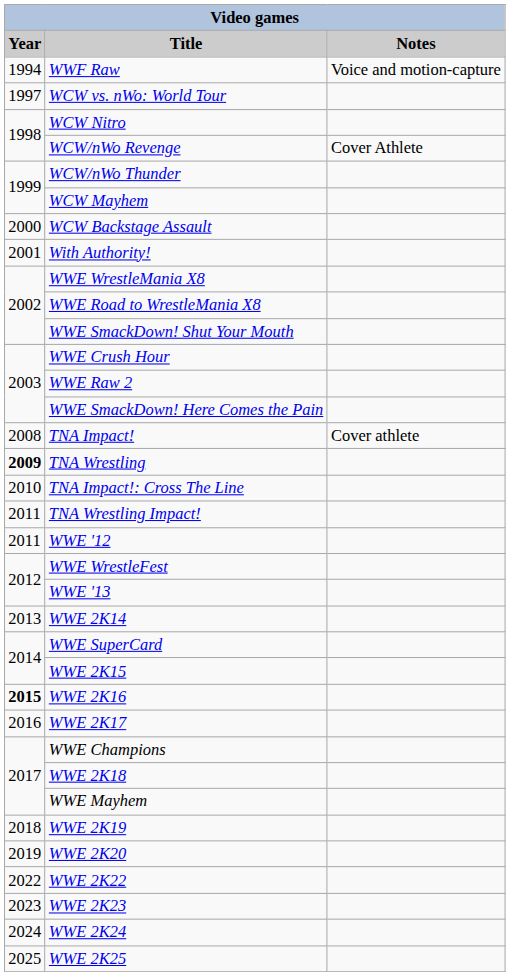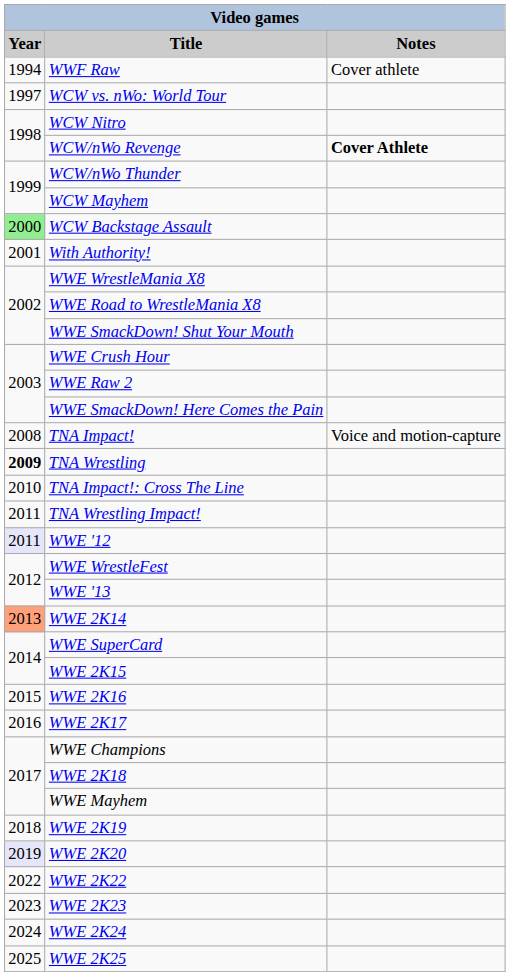(416, 69) Voice and motion-capture -> (375, 69) Cover athlete
(377, 148) normal -> (379, 148) bold
(25, 226) no background -> (25, 226) lightgreen background
(375, 435) Cover athlete -> (416, 435) Voice and motion-capture
(24, 540) no background -> (24, 540) lavender background
(25, 618) no background -> (25, 618) lightsalmon background
(25, 697) bold -> (25, 697) normal
(25, 853) no background -> (25, 853) lavender background
